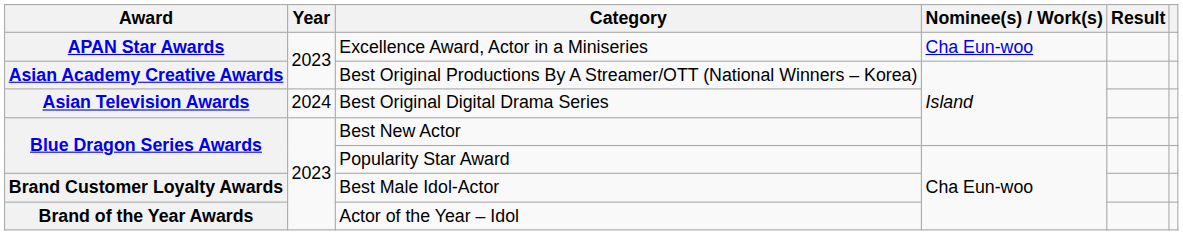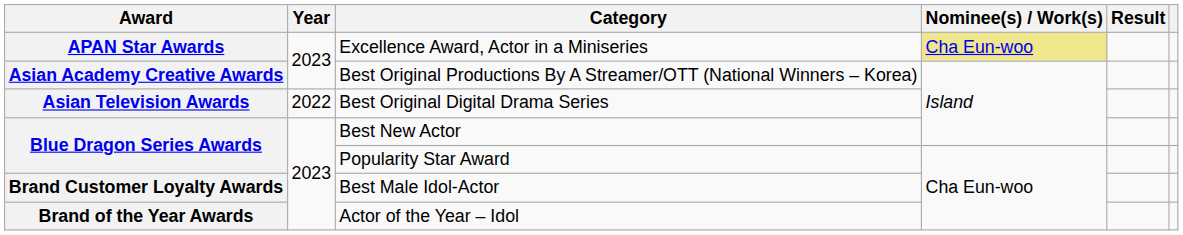(979, 46) no background -> (979, 46) khaki background
(311, 103) 2024 -> (311, 103) 2022
